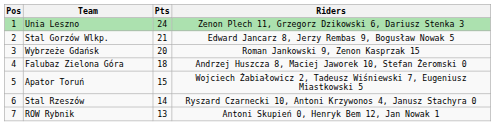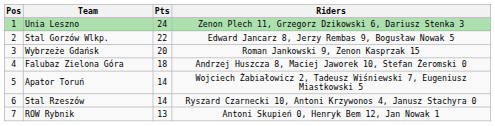(162, 38) 21 -> (162, 38) 22
(162, 82) 15 -> (162, 82) 14
